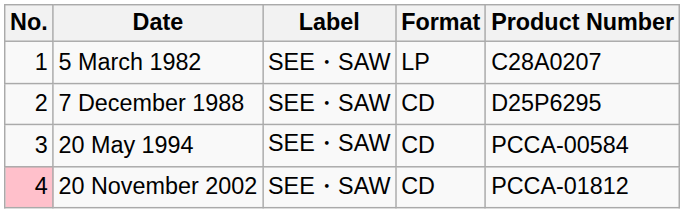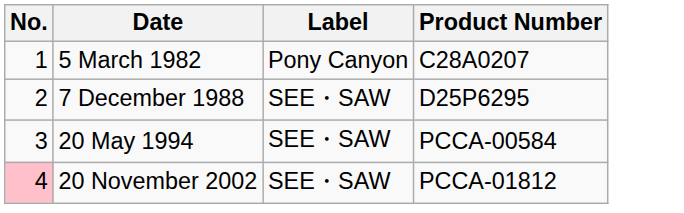- column: (441, 23)
(329, 61) SEE・SAW -> (338, 60) Pony Canyon
